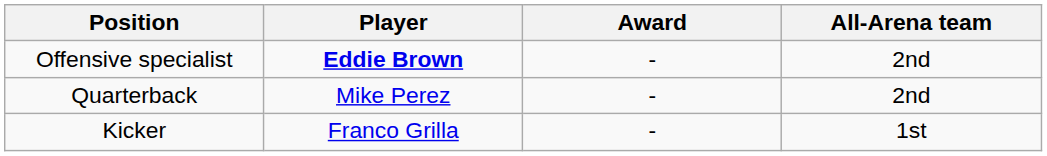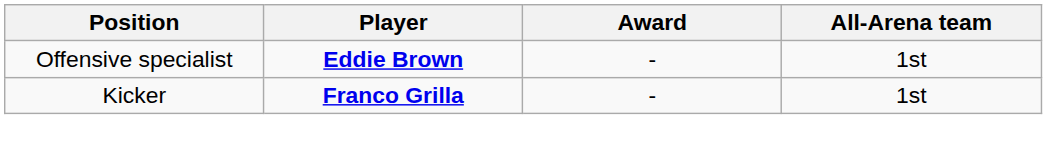(911, 58) 2nd -> (911, 58) 1st
- row: (134, 95)
(393, 131) normal -> (393, 95) bold
